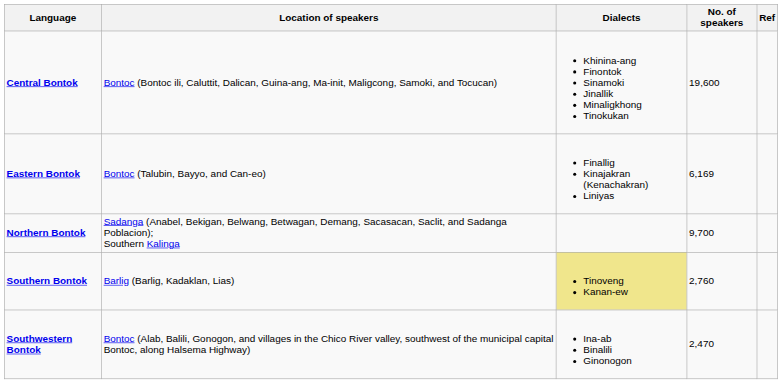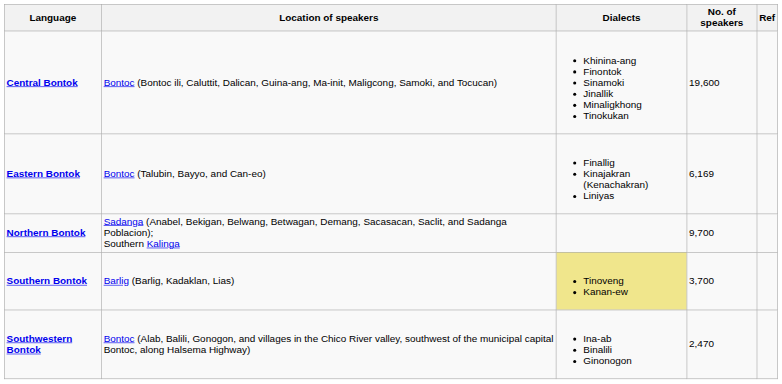(702, 281) 2,760 -> (702, 281) 3,700
